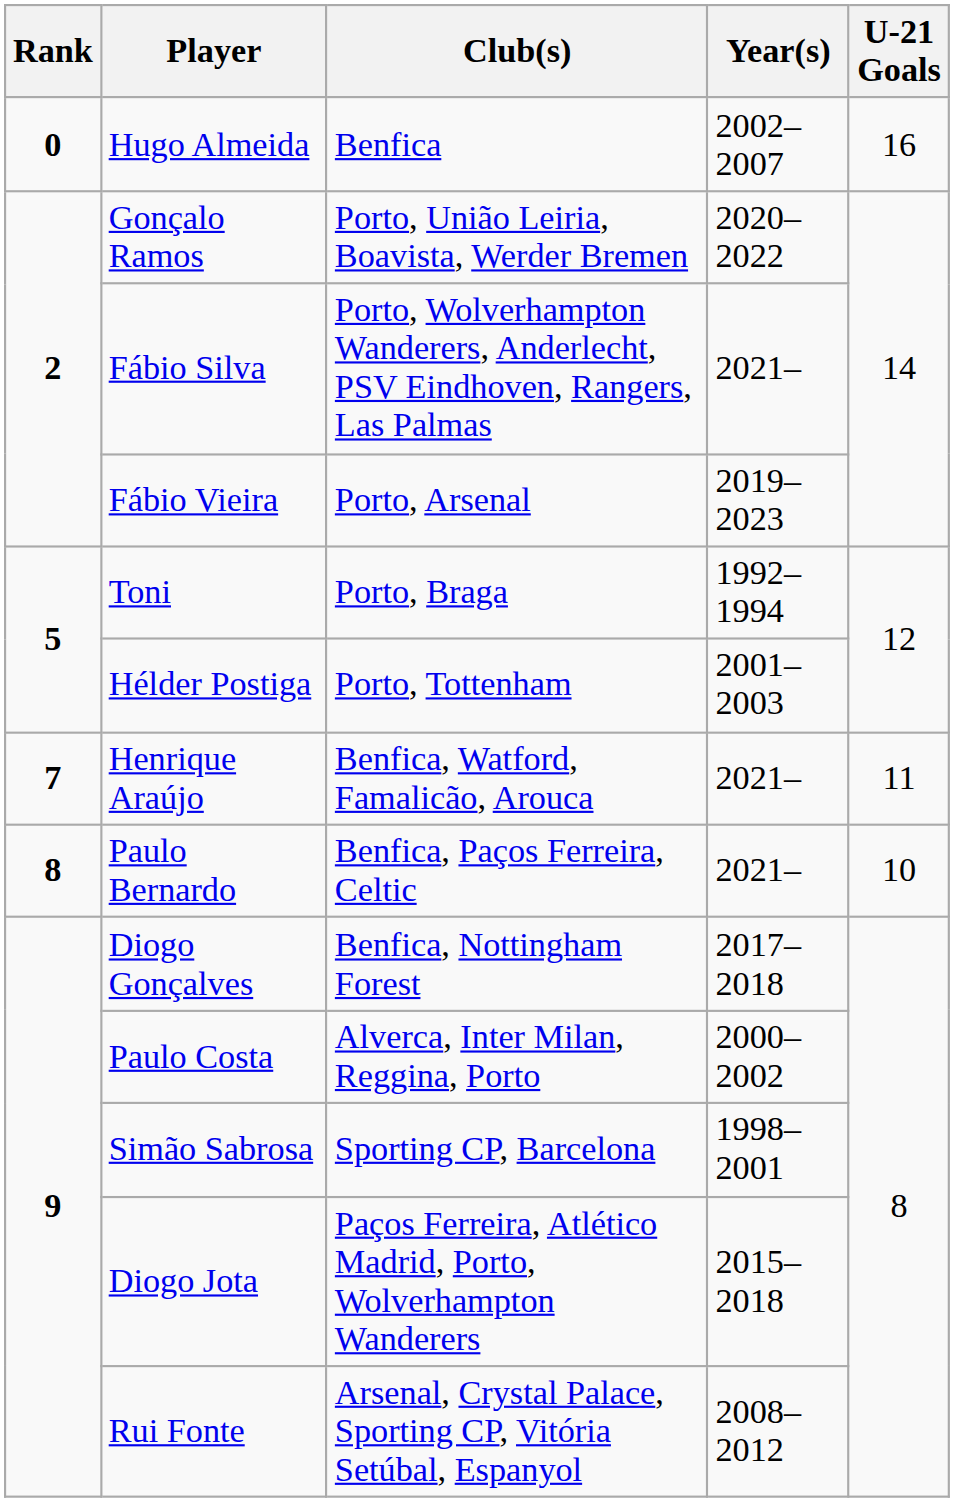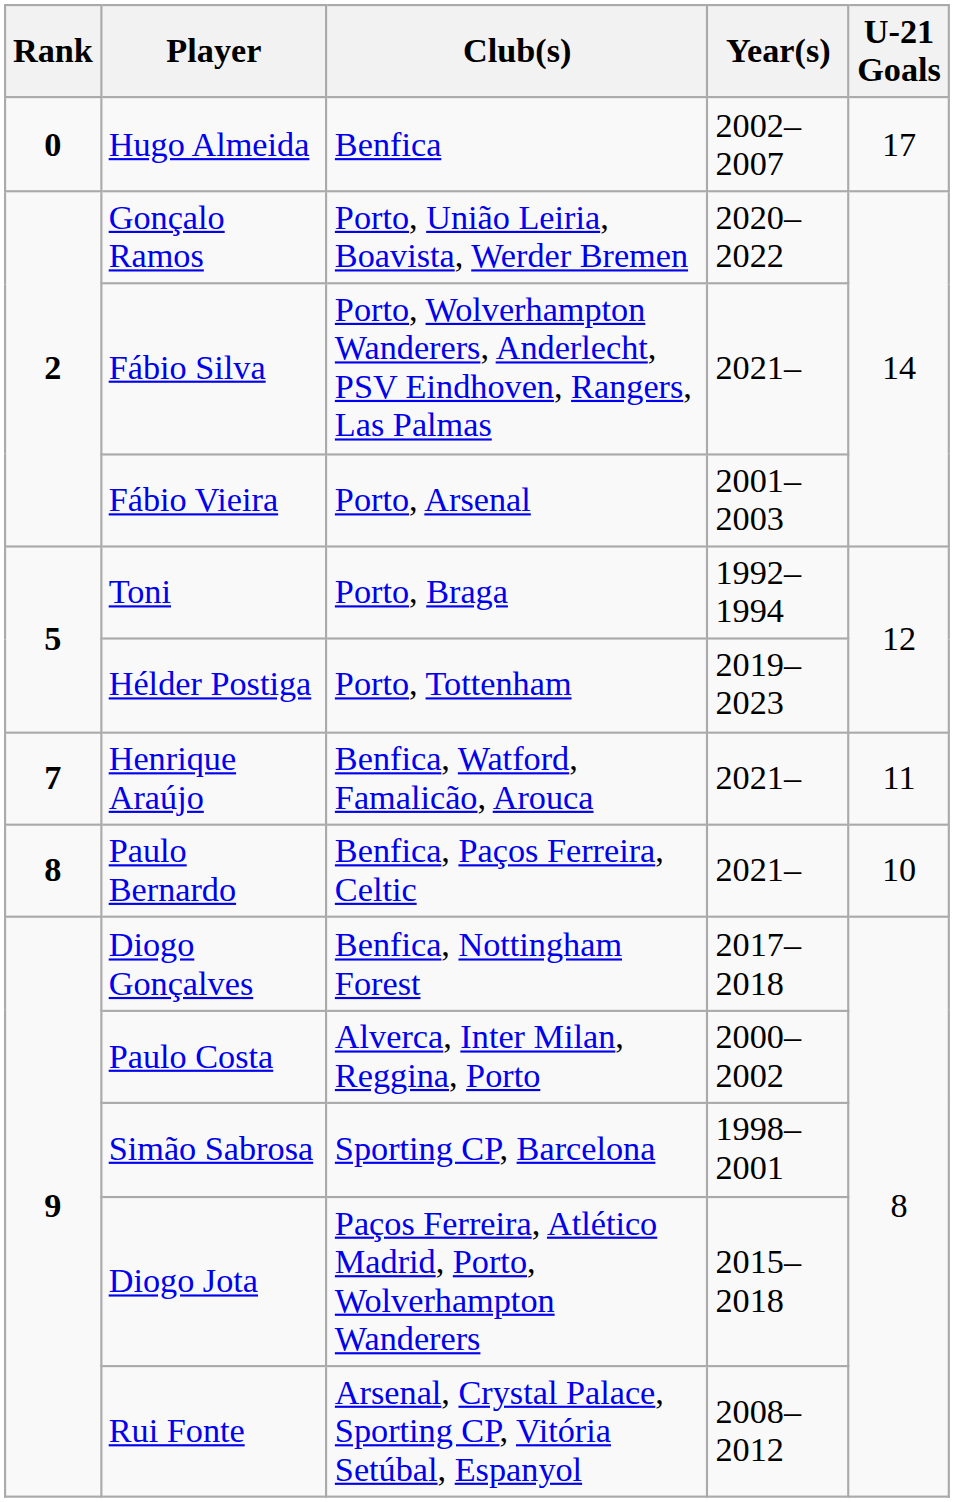(899, 143) 16 -> (899, 143) 17
(758, 499) 2019–2023 -> (758, 499) 2001–2003
(758, 684) 2001–2003 -> (758, 684) 2019–2023
